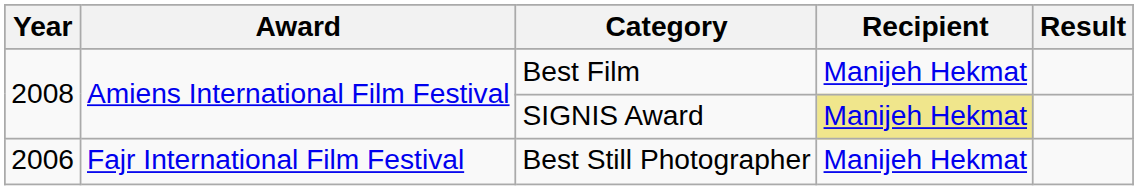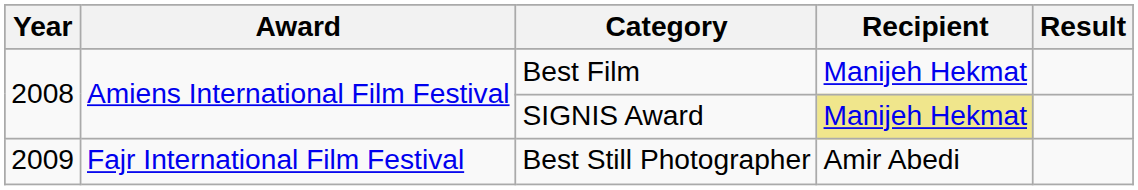(43, 160) 2006 -> (43, 160) 2009
(925, 160) Manijeh Hekmat -> (892, 160) Amir Abedi
